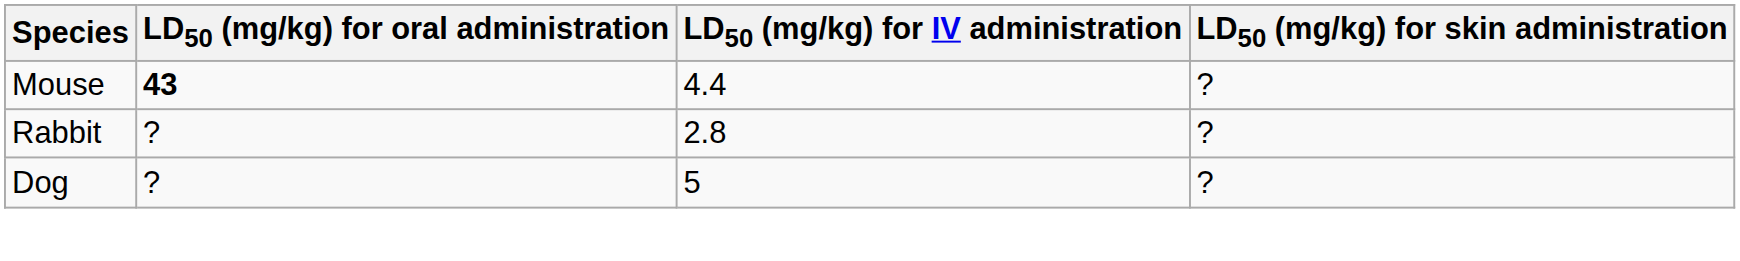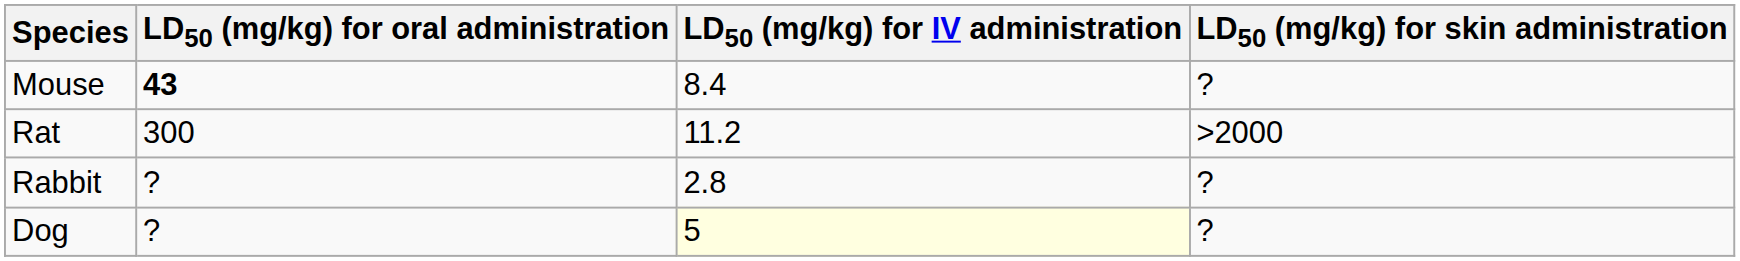(705, 84) 4.4 -> (705, 84) 8.4
+ row: (36, 133)
(692, 182) no background -> (692, 231) lightyellow background
